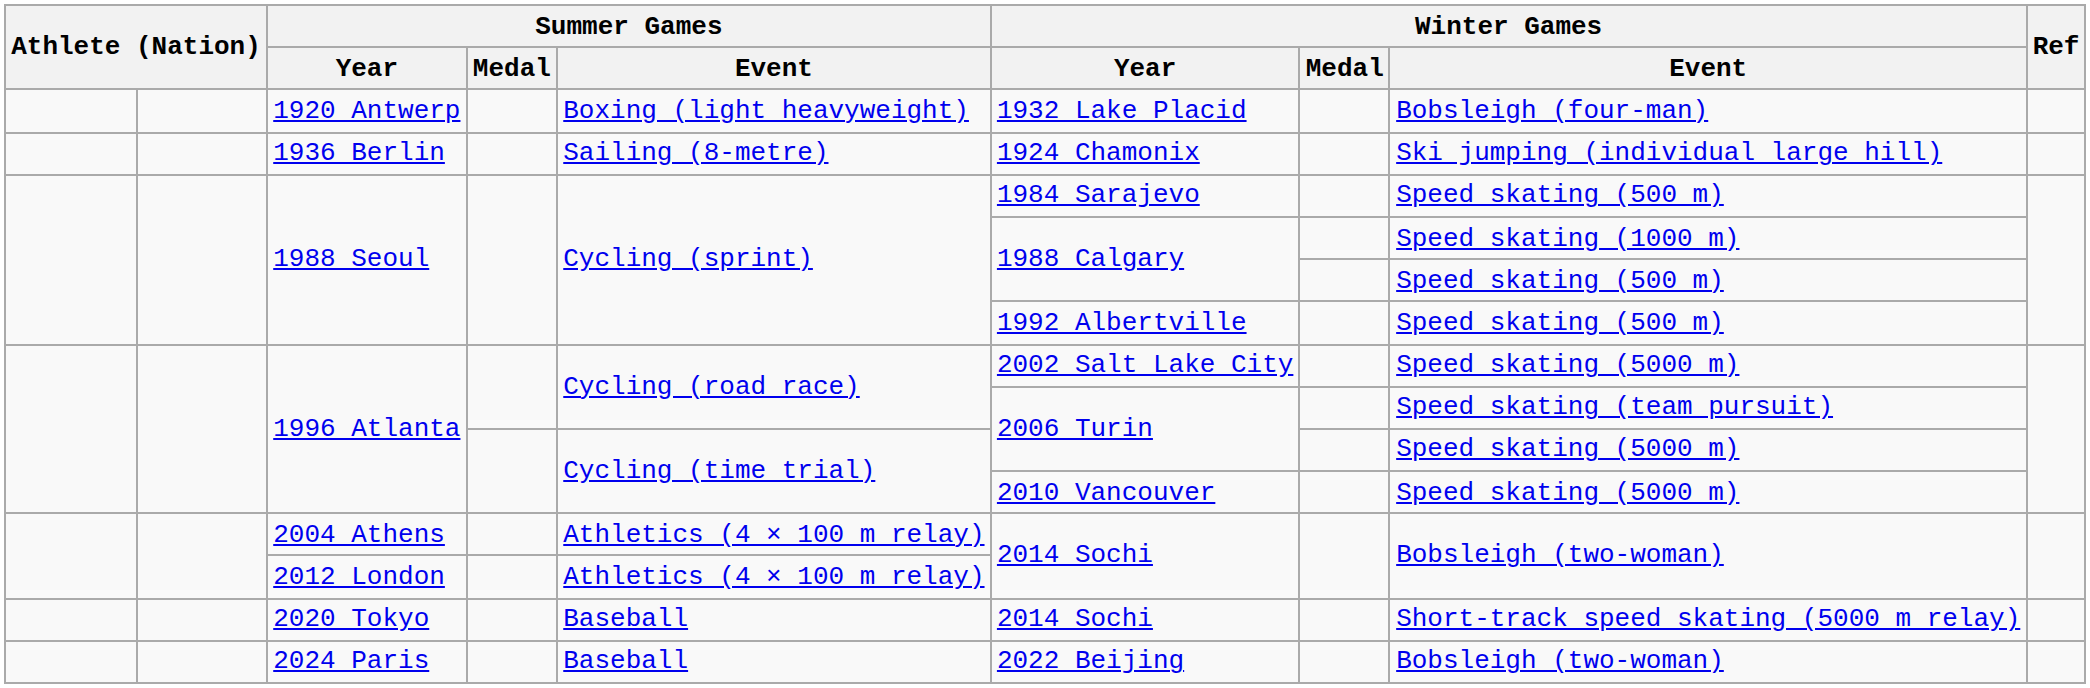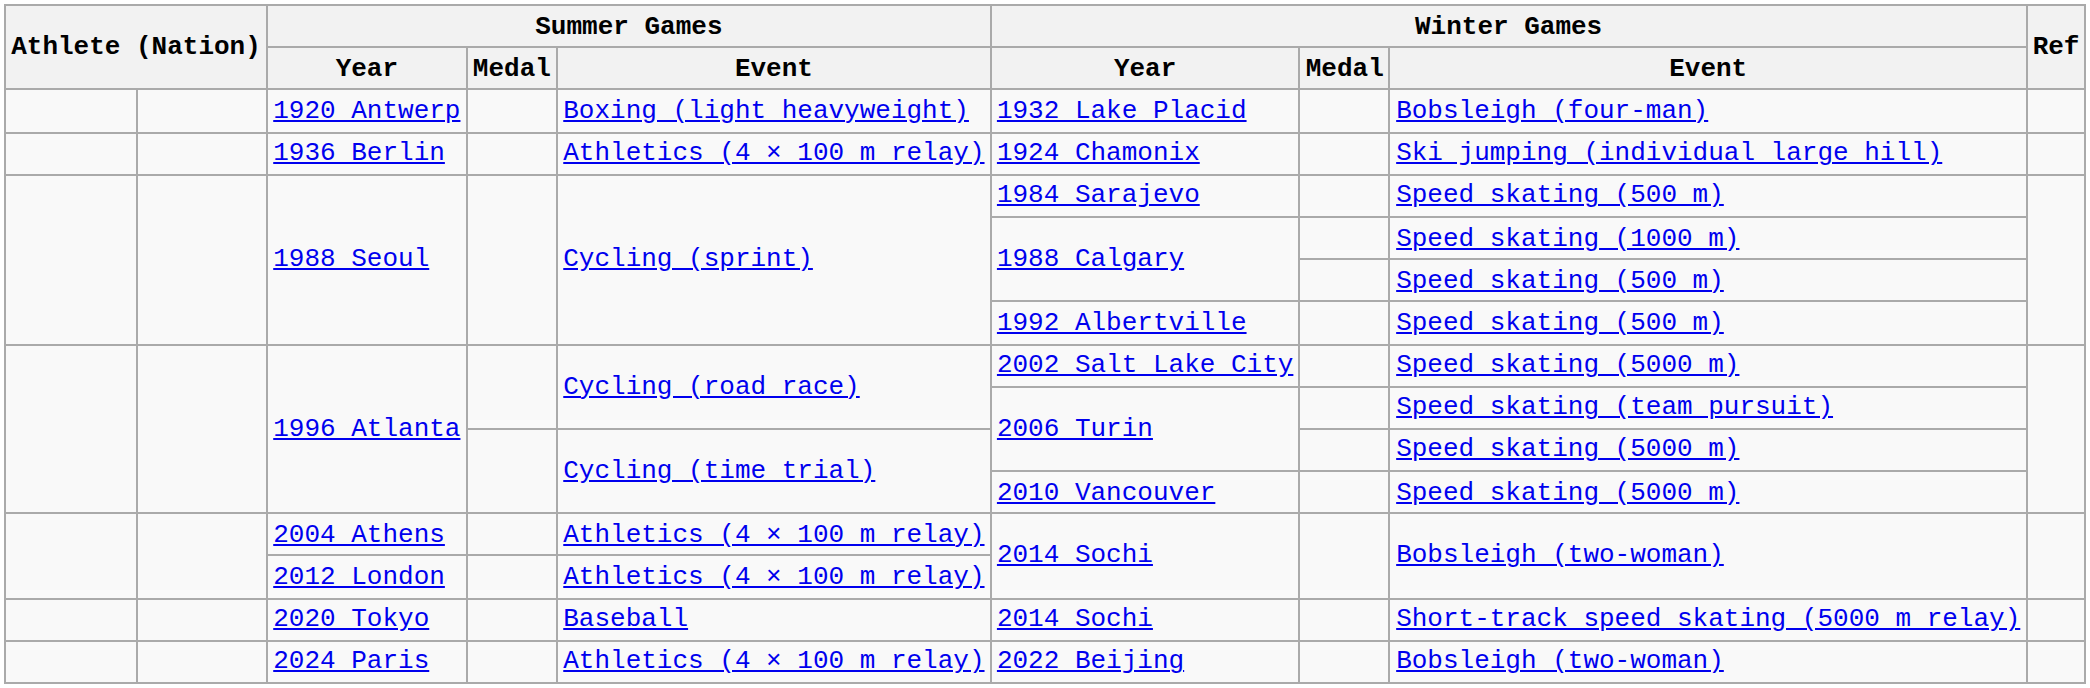(696, 153) Sailing (8-metre) -> (774, 153) Athletics (4 × 100 m relay)
(626, 662) Baseball -> (774, 662) Athletics (4 × 100 m relay)
